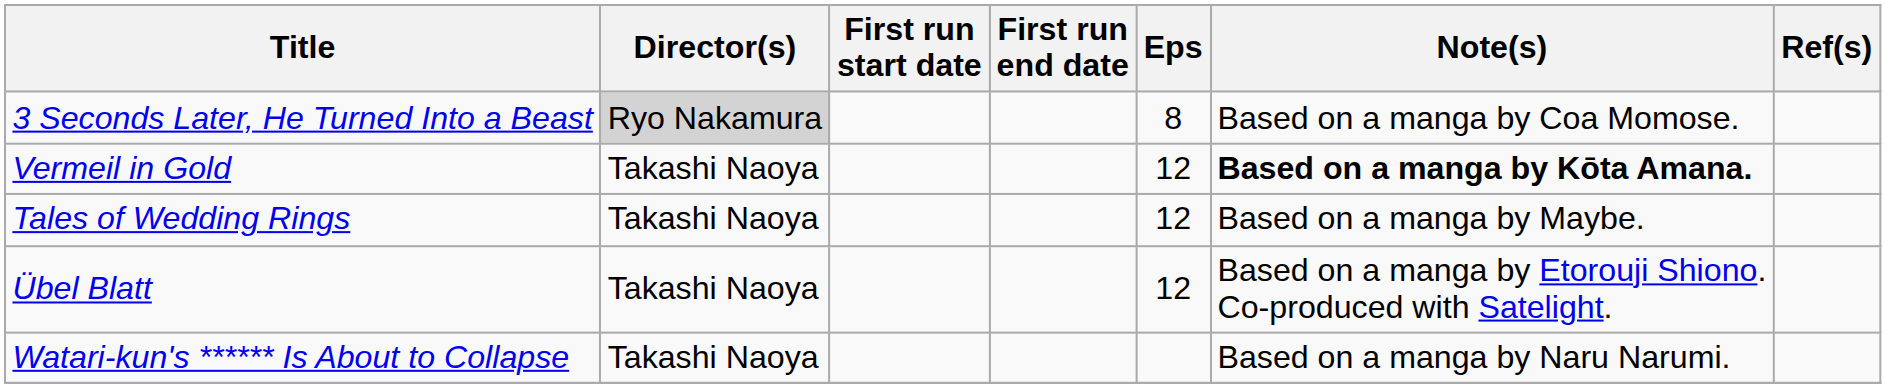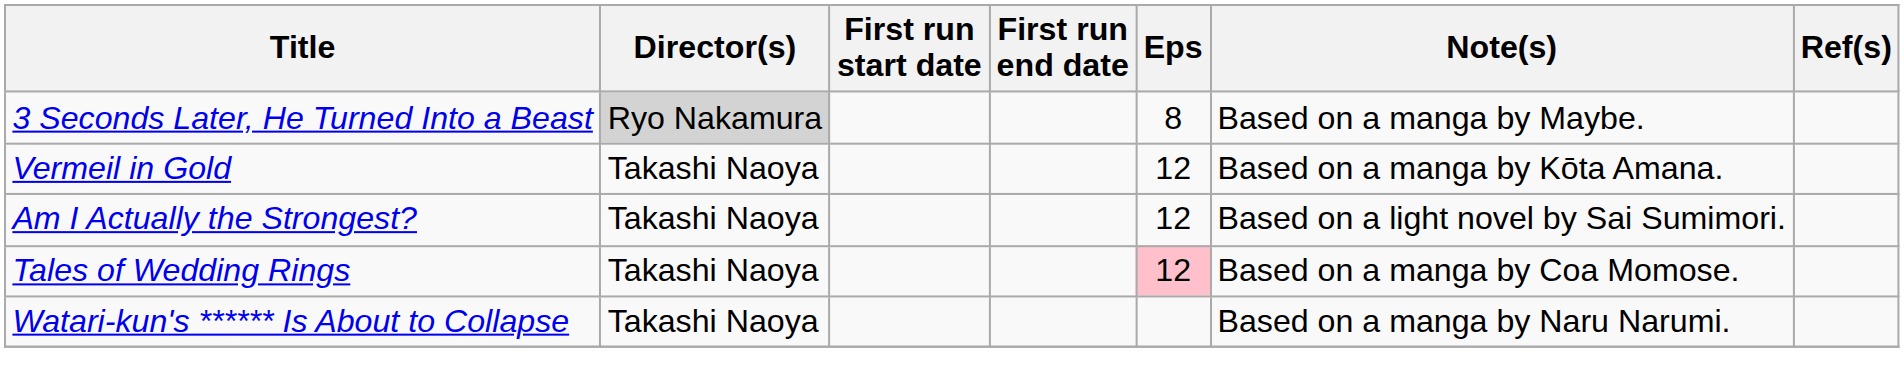(1478, 117) Based on a manga by Coa Momose. -> (1431, 117) Based on a manga by Maybe.
(1485, 168) bold -> (1470, 168) normal
+ row: (215, 219)
(1173, 219) no background -> (1173, 270) pink background
(1431, 219) Based on a manga by Maybe. -> (1478, 270) Based on a manga by Coa Momose.
- row: (82, 288)
